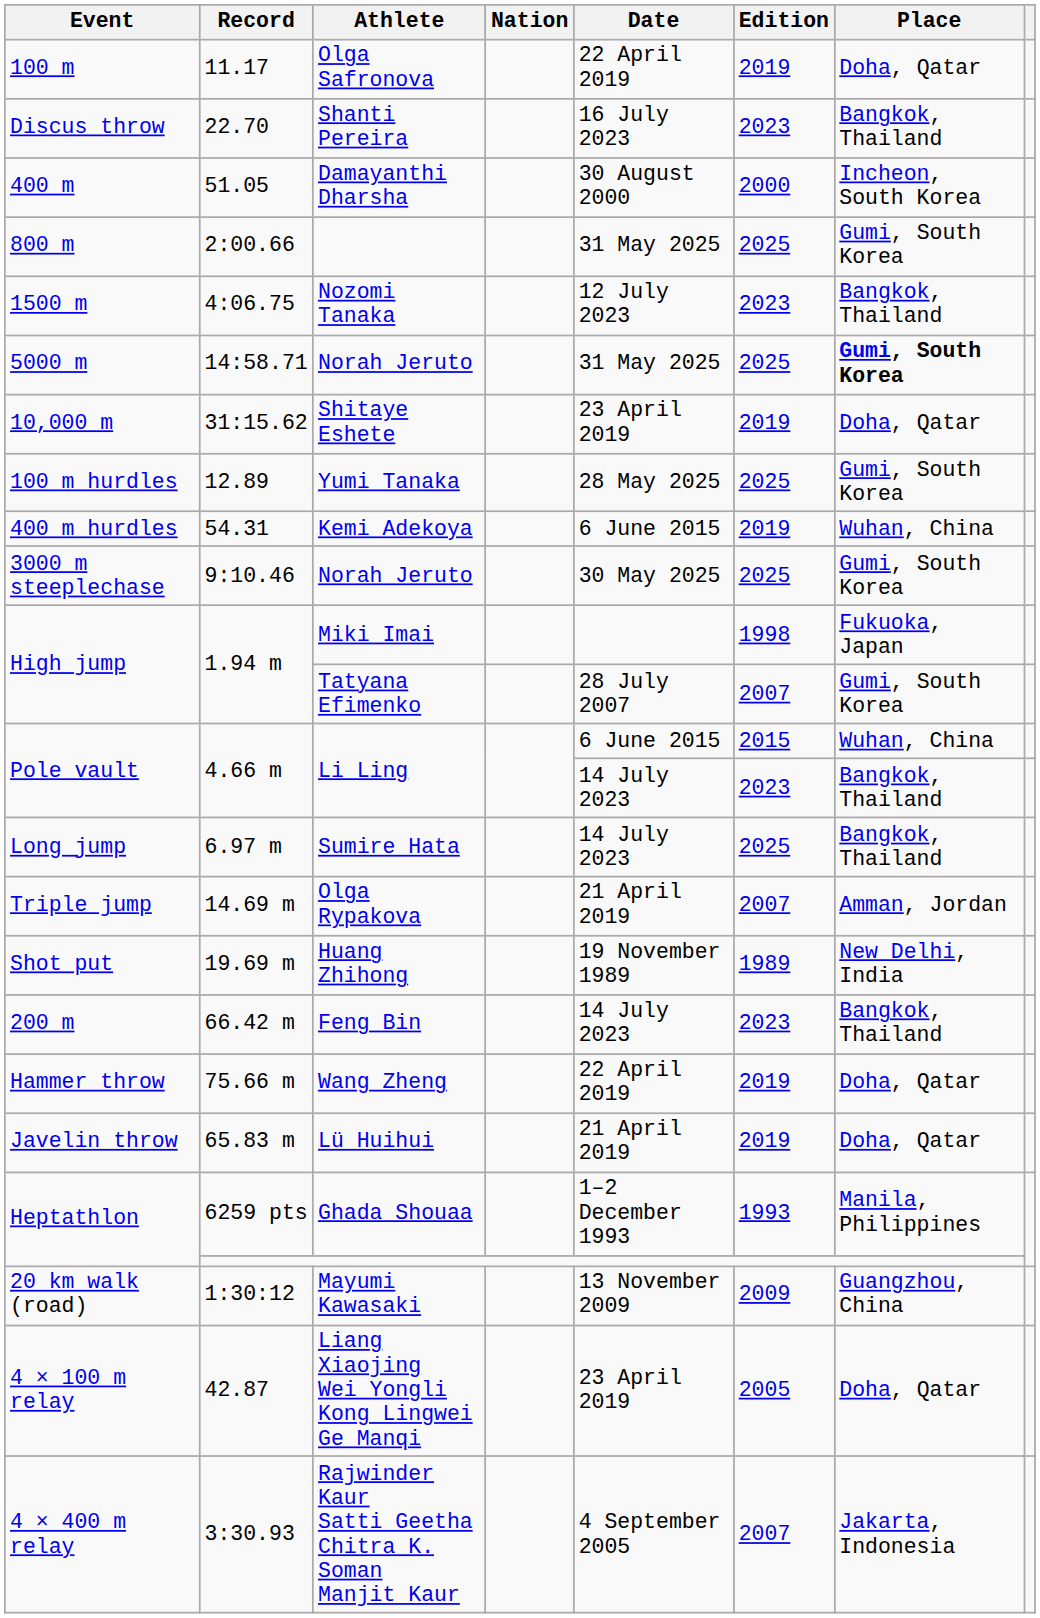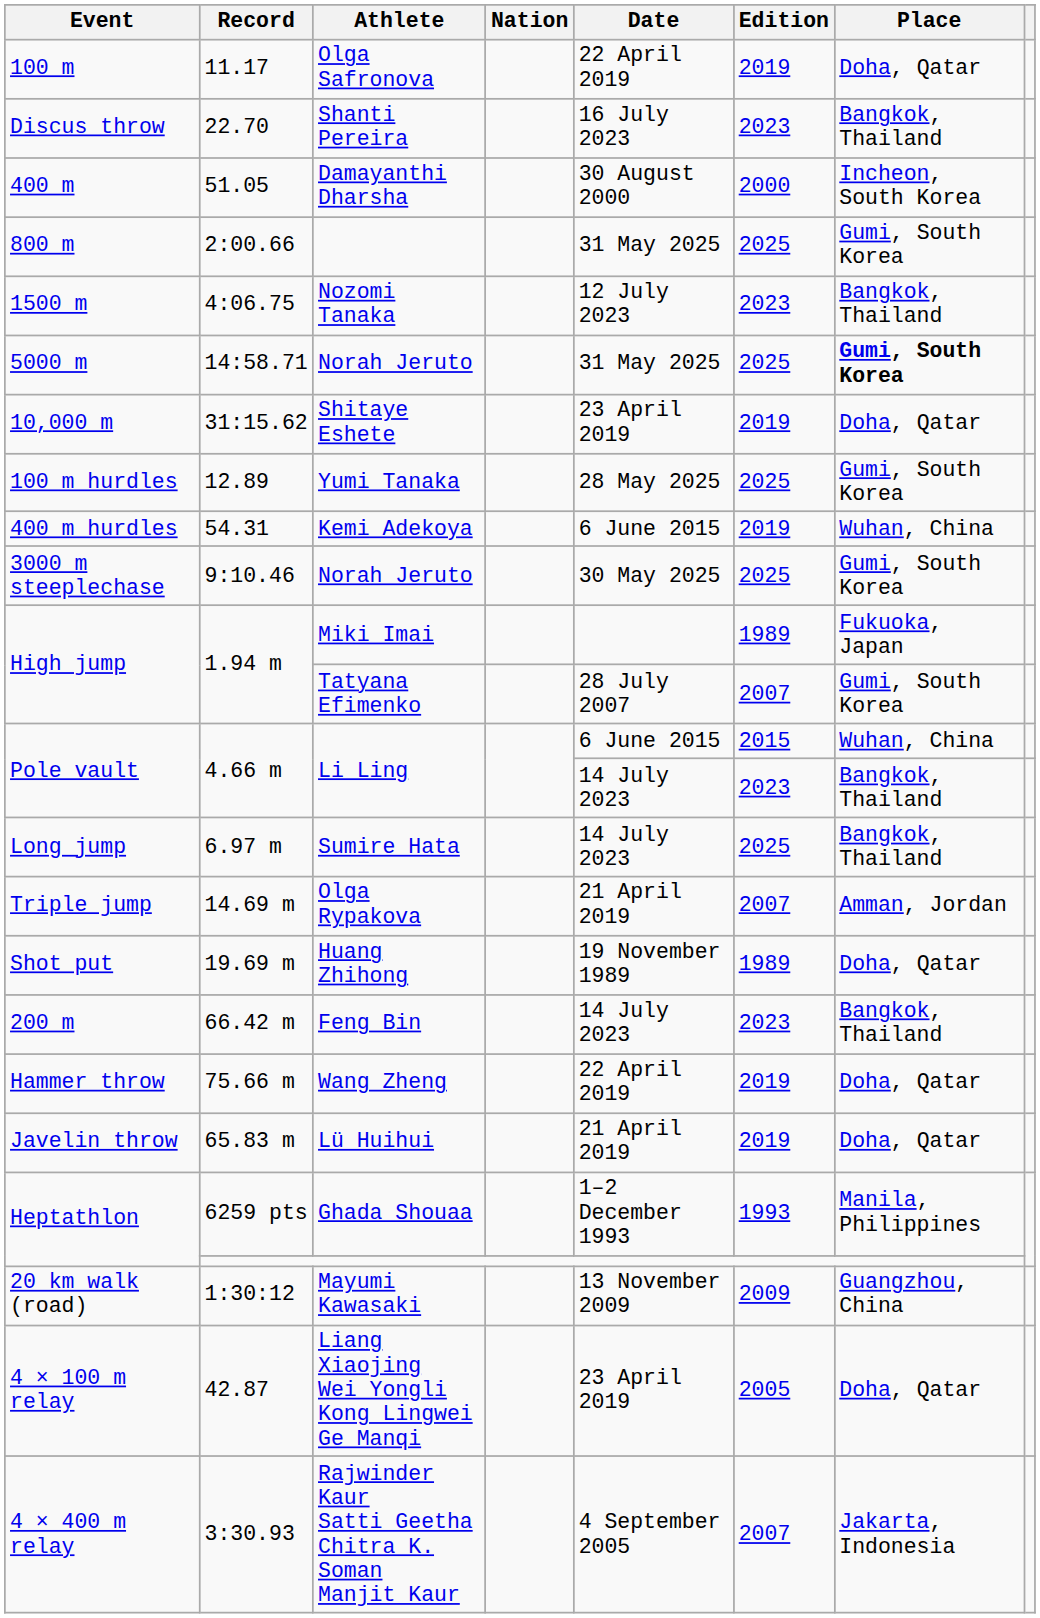(765, 636) 1998 -> (765, 636) 1989
(904, 966) New Delhi, India -> (910, 966) Doha, Qatar
